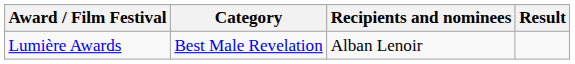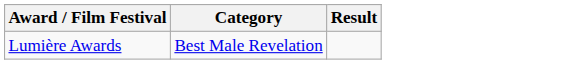- column: (421, 18)
